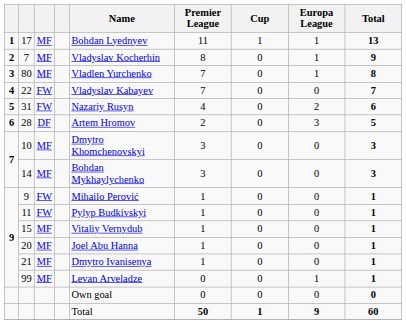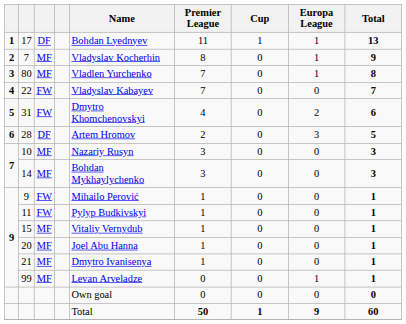(44, 40) MF -> (44, 40) DF
(102, 106) Nazariy Rusyn -> (108, 112) Dmytro Khomchenovskyi
(108, 145) Dmytro Khomchenovskyi -> (102, 151) Nazariy Rusyn
